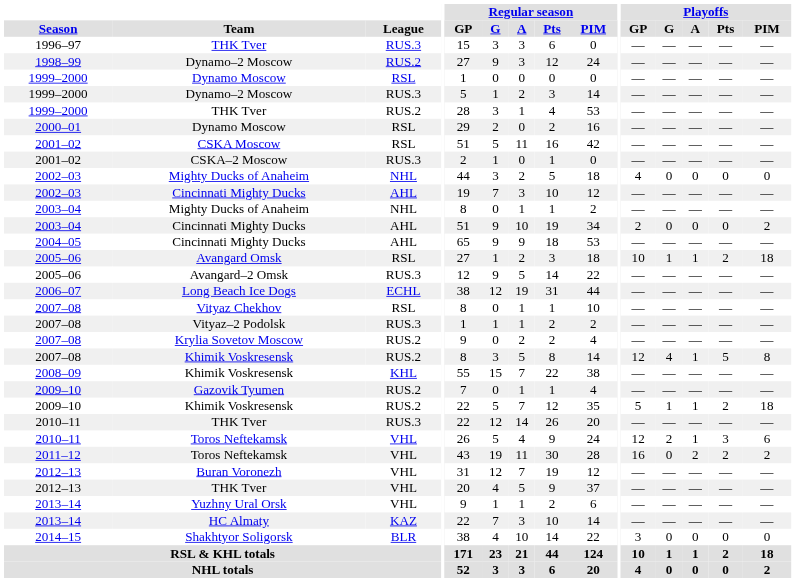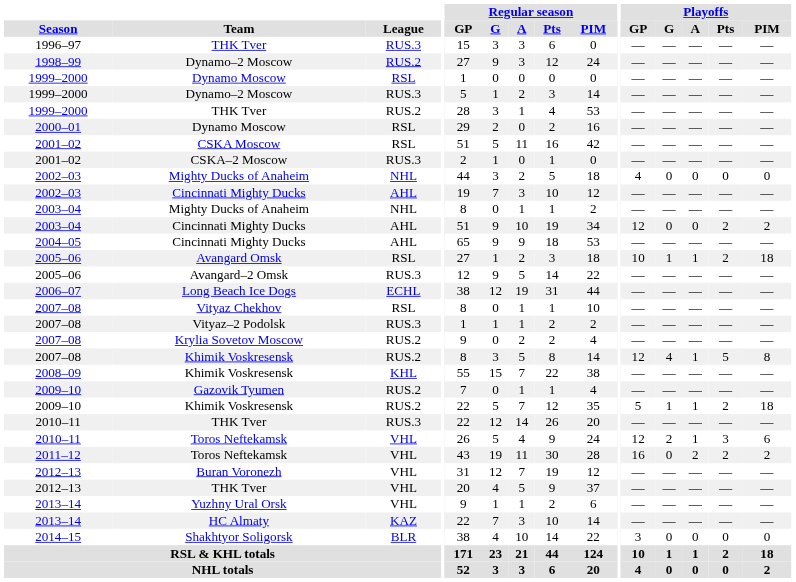(638, 225) 2 -> (638, 225) 12
(726, 225) 0 -> (726, 225) 2
